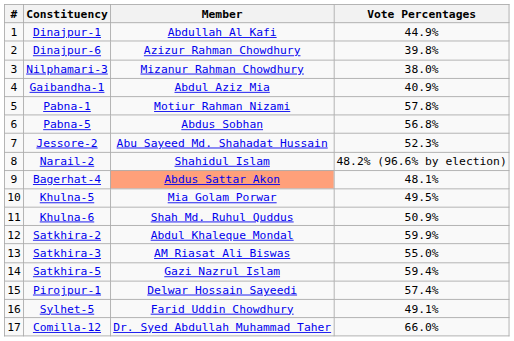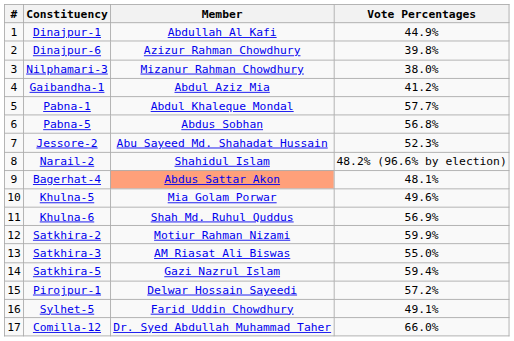(422, 87) 40.9% -> (422, 87) 41.2%
(222, 106) Motiur Rahman Nizami -> (222, 106) Abdul Khaleque Mondal
(422, 106) 57.8% -> (422, 106) 57.7%
(422, 198) 49.5% -> (422, 198) 49.6%
(422, 216) 50.9% -> (422, 216) 56.9%
(222, 235) Abdul Khaleque Mondal -> (222, 235) Motiur Rahman Nizami
(422, 290) 57.4% -> (422, 290) 57.2%
